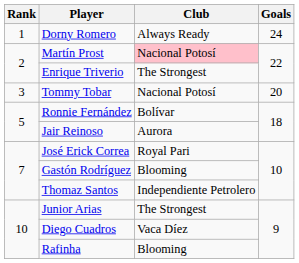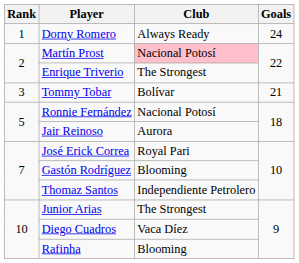(177, 92) Nacional Potosí -> (156, 92) Bolívar
(276, 92) 20 -> (276, 92) 21
(156, 111) Bolívar -> (177, 111) Nacional Potosí
